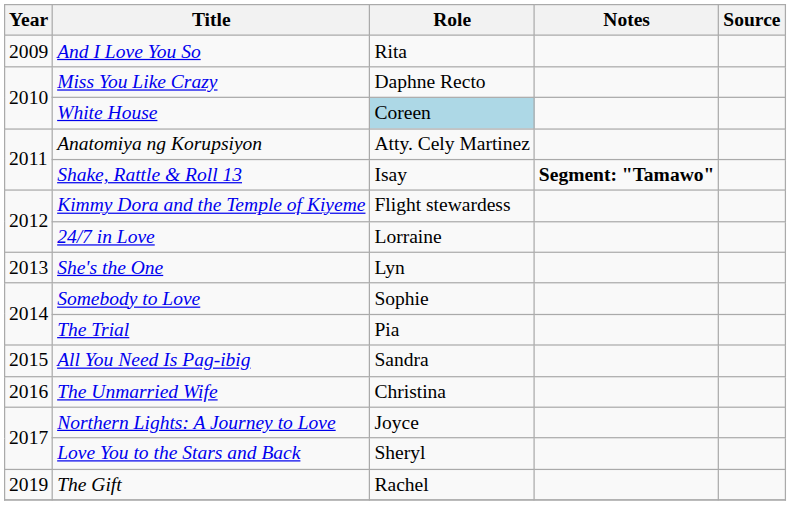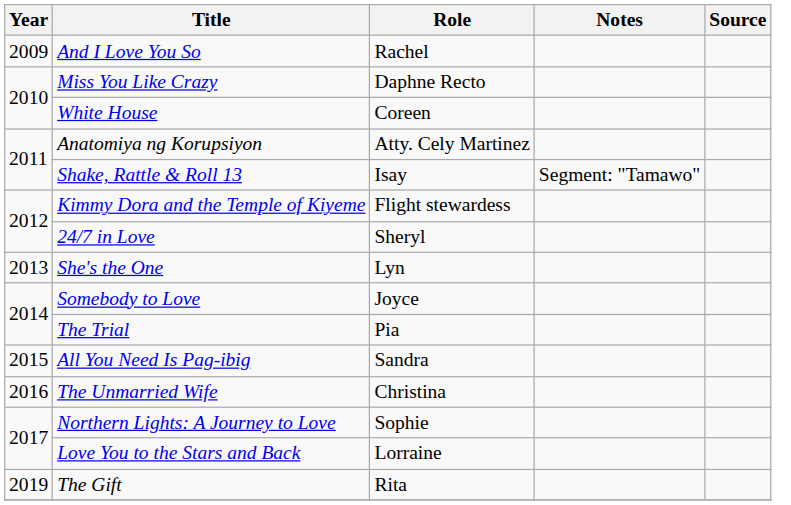(391, 50) Rita -> (402, 50) Rachel
(403, 112) lightblue background -> (403, 112) no background
(627, 174) bold -> (620, 174) normal
(408, 236) Lorraine -> (400, 236) Sheryl
(402, 298) Sophie -> (397, 298) Joyce
(397, 422) Joyce -> (402, 422) Sophie
(400, 453) Sheryl -> (408, 453) Lorraine
(402, 484) Rachel -> (391, 484) Rita
